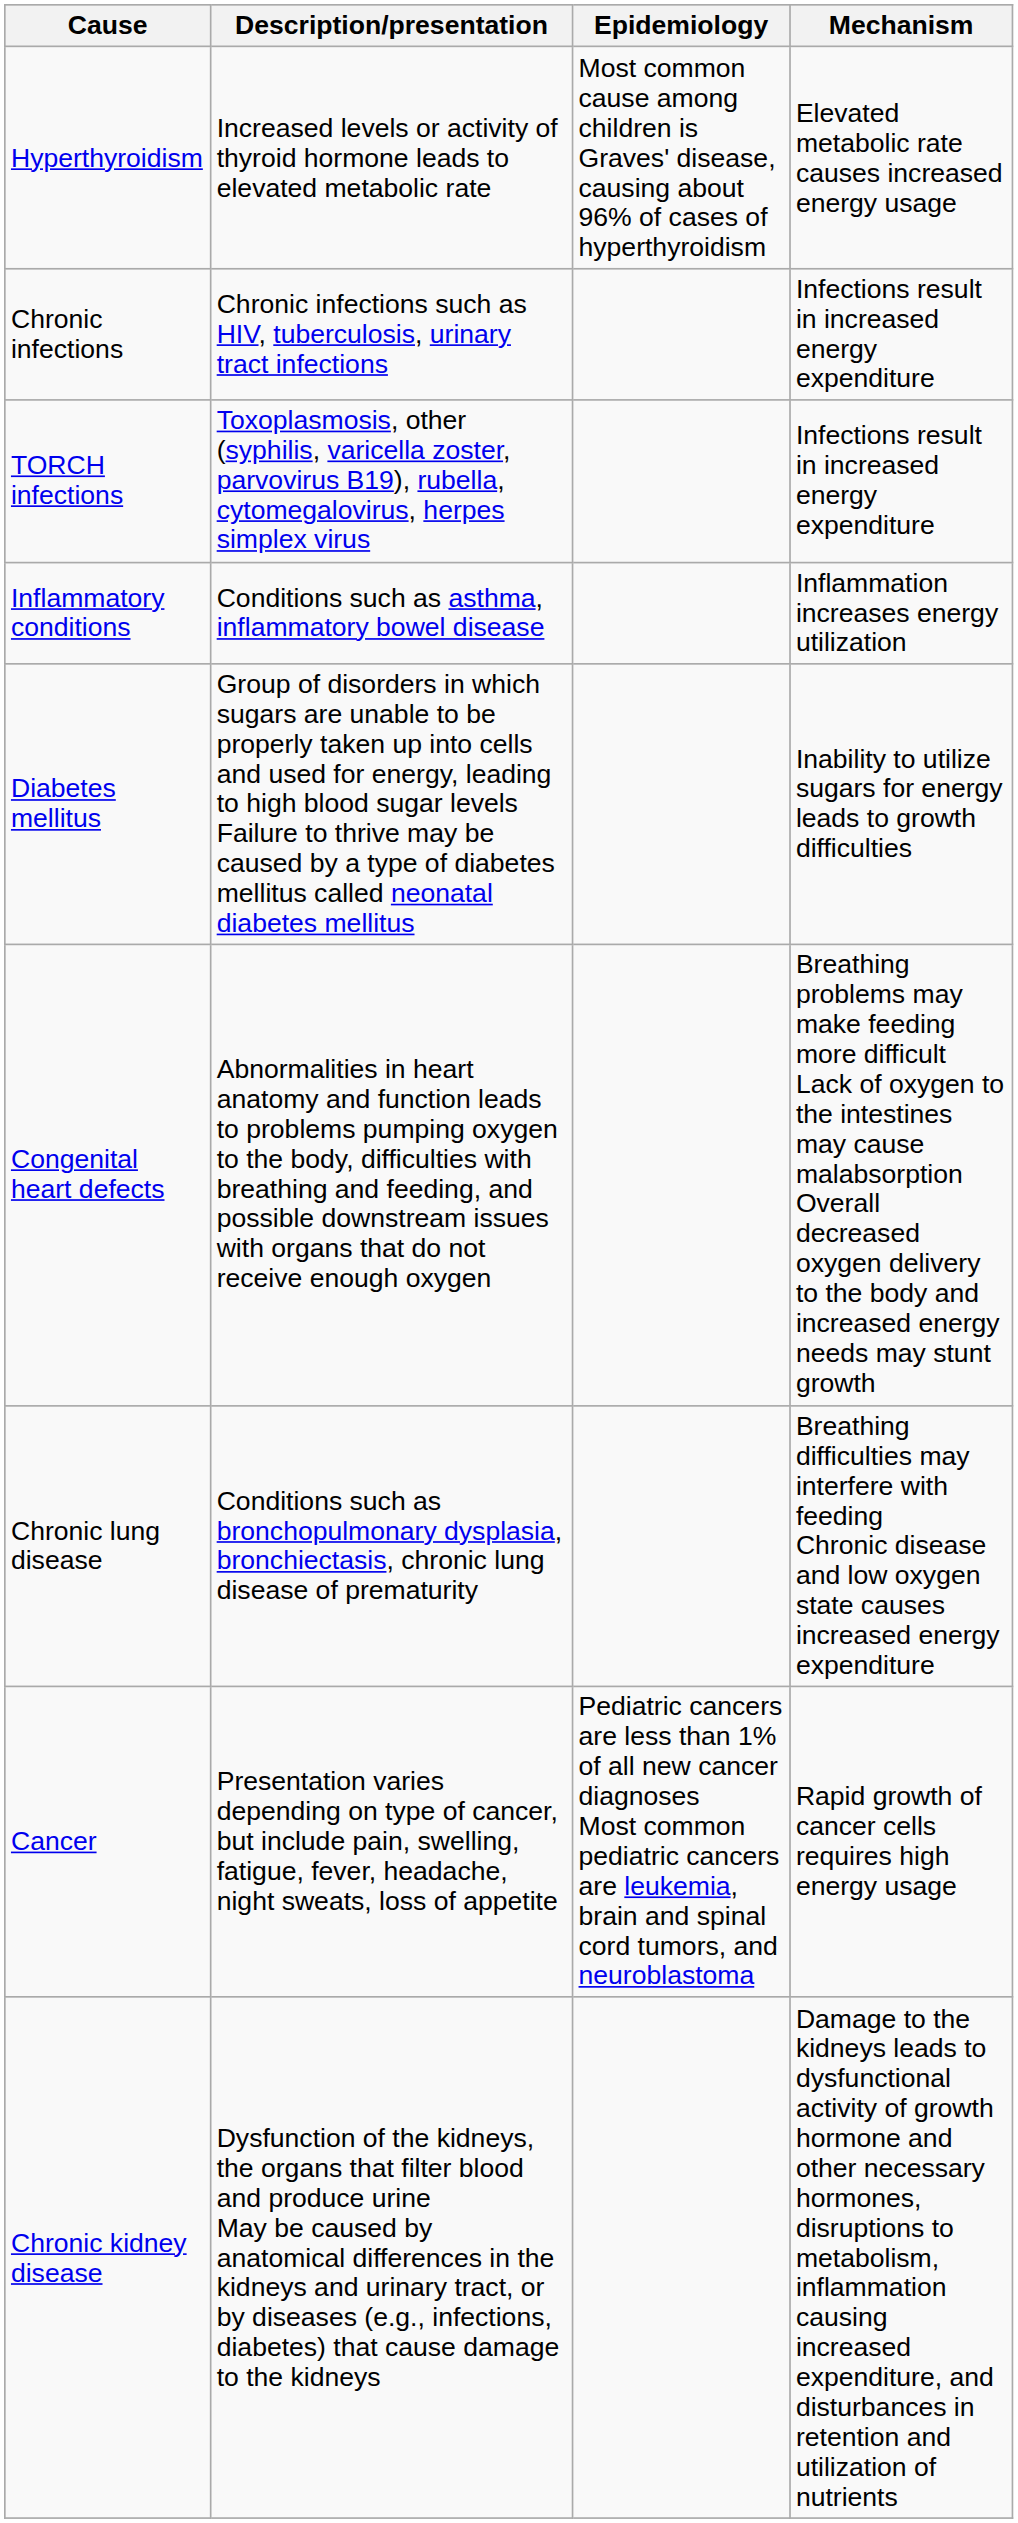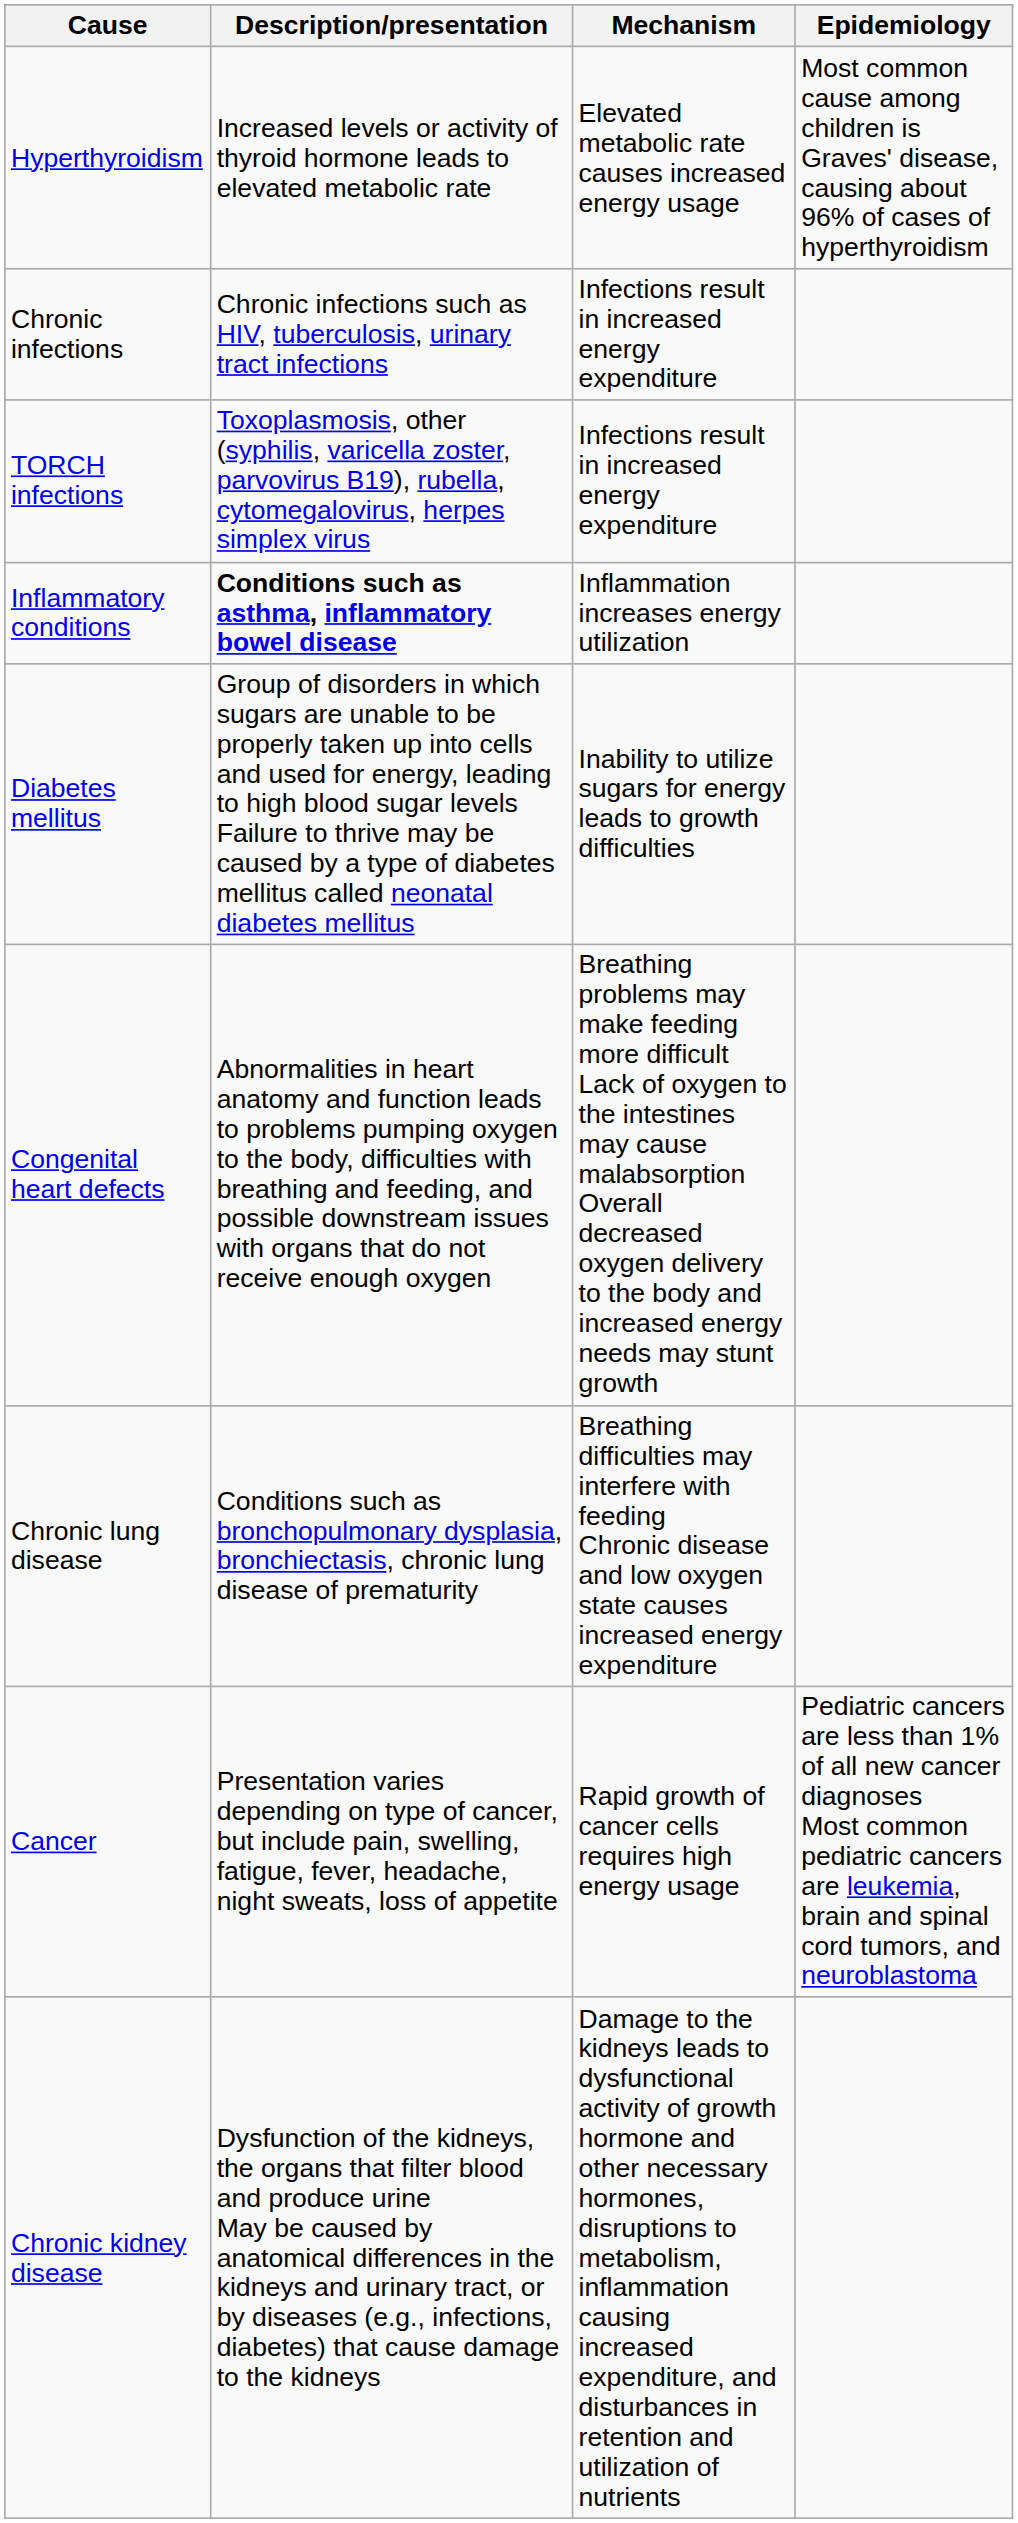columns swapped: (901, 25) <-> (681, 25)
(381, 612) normal -> (354, 612) bold
